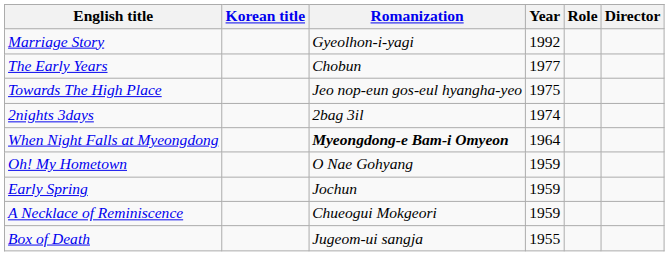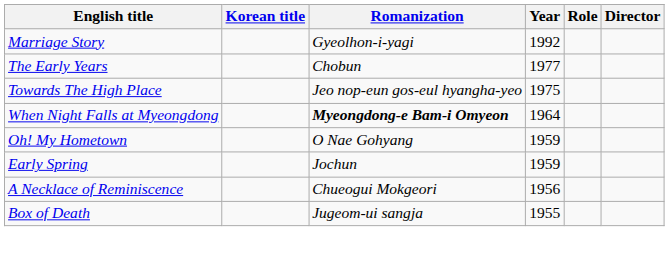- row: (51, 115)
(545, 213) 1959 -> (545, 189) 1956
